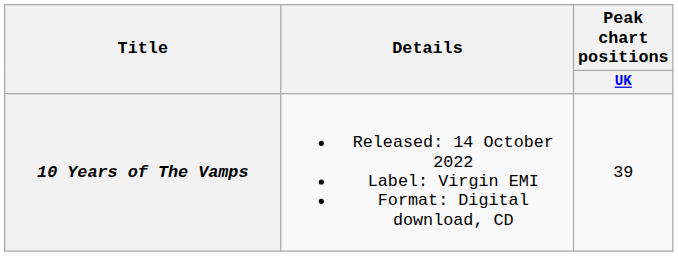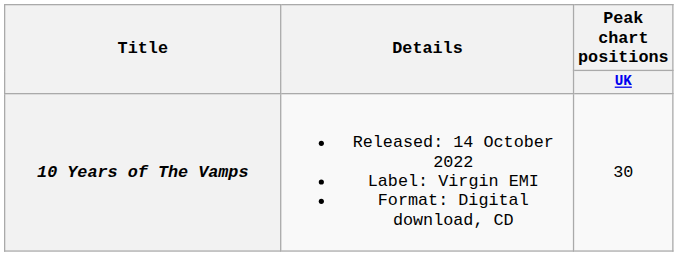(623, 172) 39 -> (623, 172) 30
